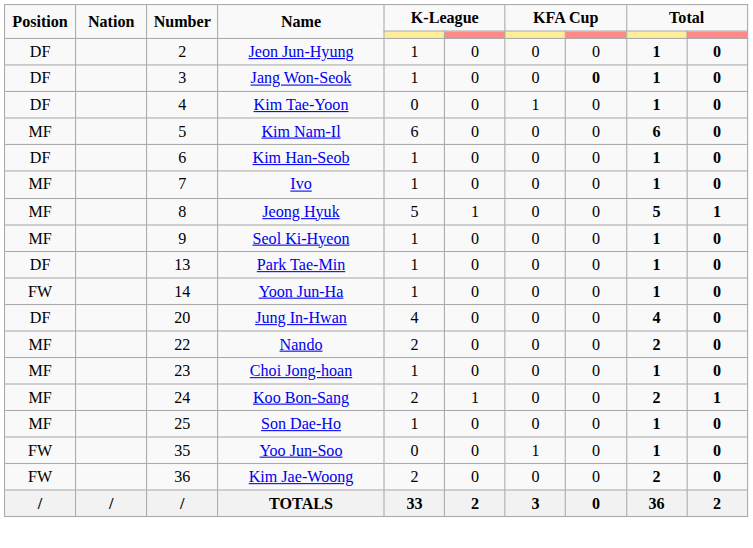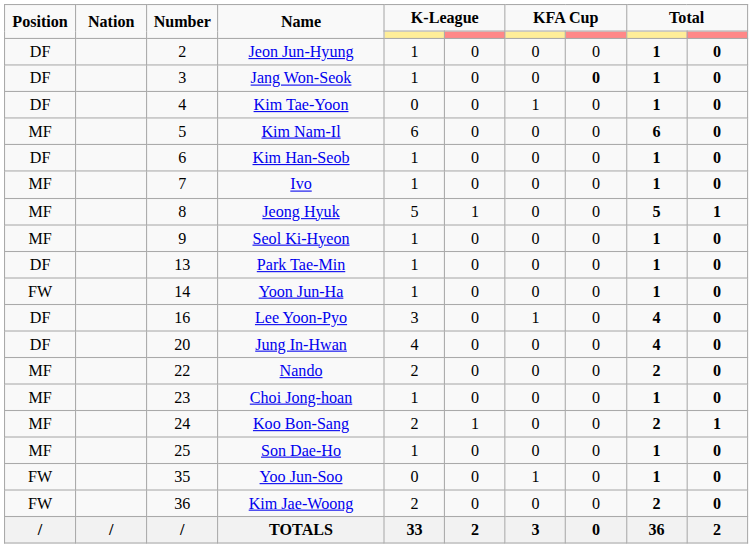+ row: (301, 317)
